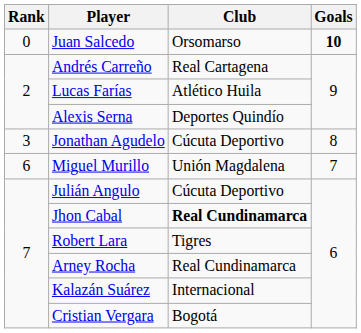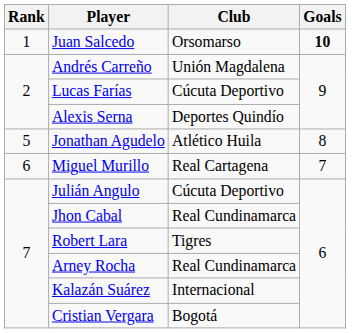(26, 41) 0 -> (26, 41) 1
(220, 66) Real Cartagena -> (228, 66) Unión Magdalena
(217, 91) Atlético Huila -> (228, 91) Cúcuta Deportivo
(26, 141) 3 -> (26, 141) 5
(228, 141) Cúcuta Deportivo -> (217, 141) Atlético Huila
(228, 166) Unión Magdalena -> (220, 166) Real Cartagena
(240, 215) bold -> (234, 215) normal
